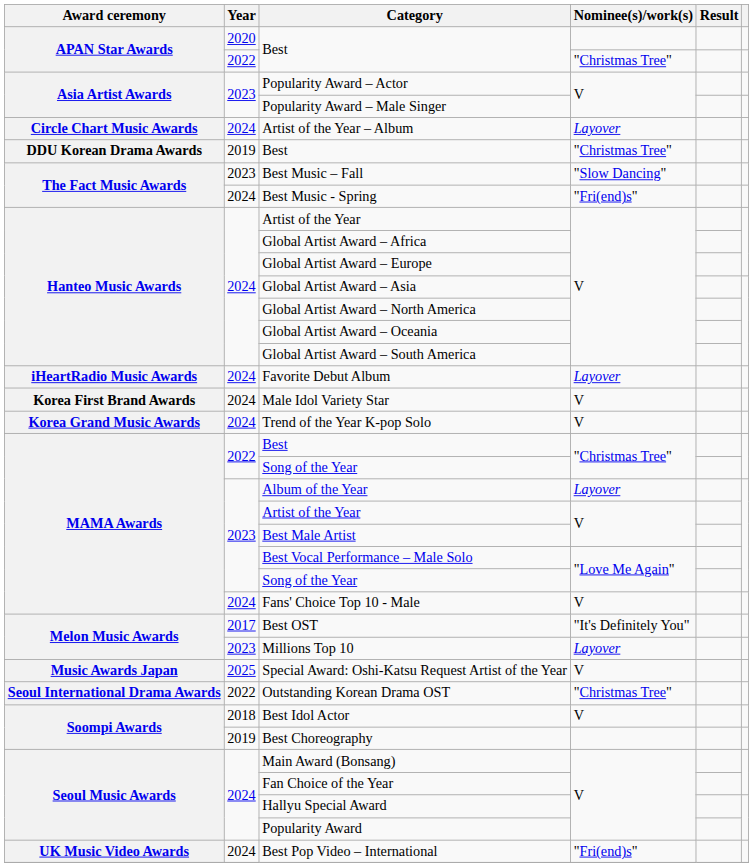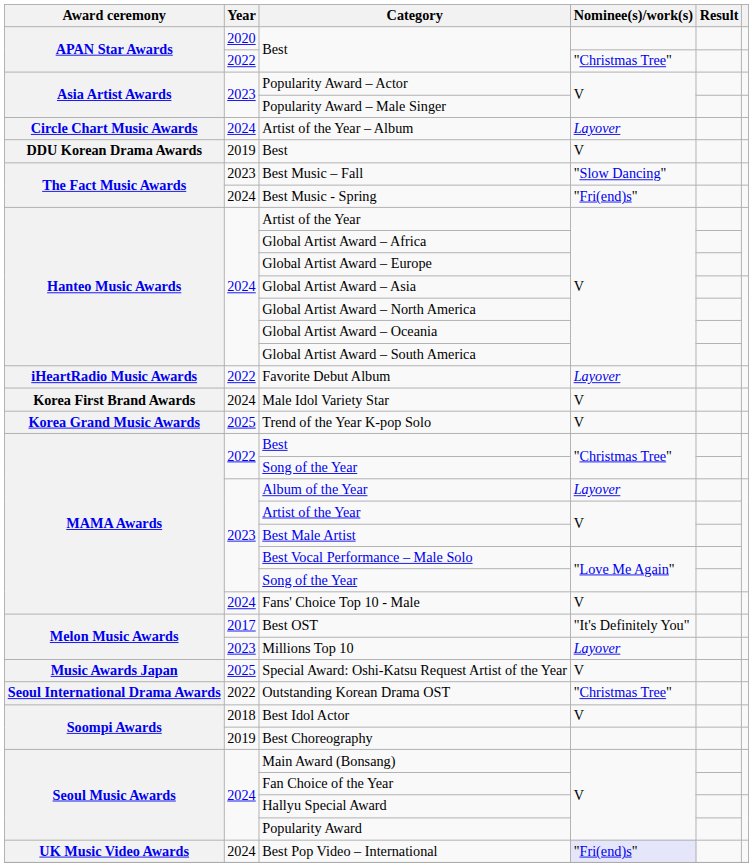(623, 151) "Christmas Tree" -> (579, 151) V
(241, 377) 2024 -> (241, 377) 2022
(241, 422) 2024 -> (241, 422) 2025
(606, 851) no background -> (606, 851) lavender background
